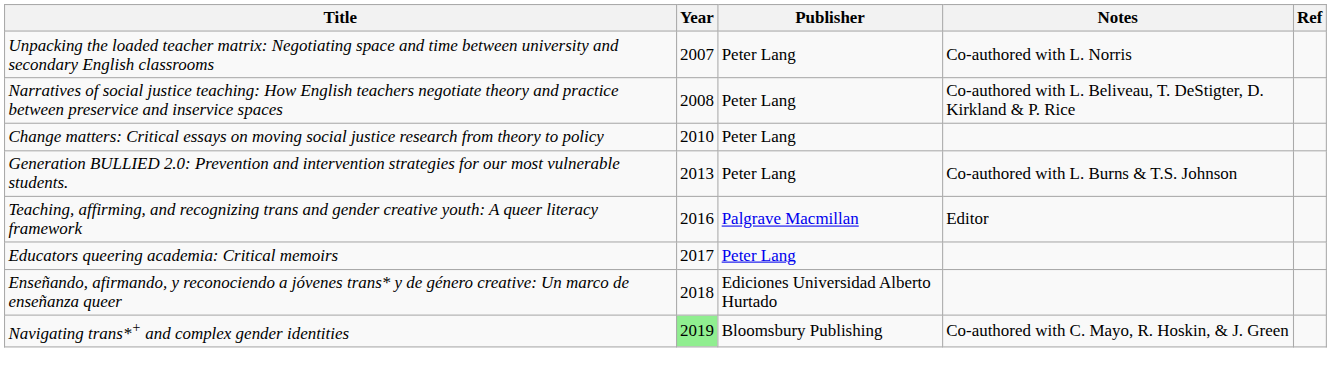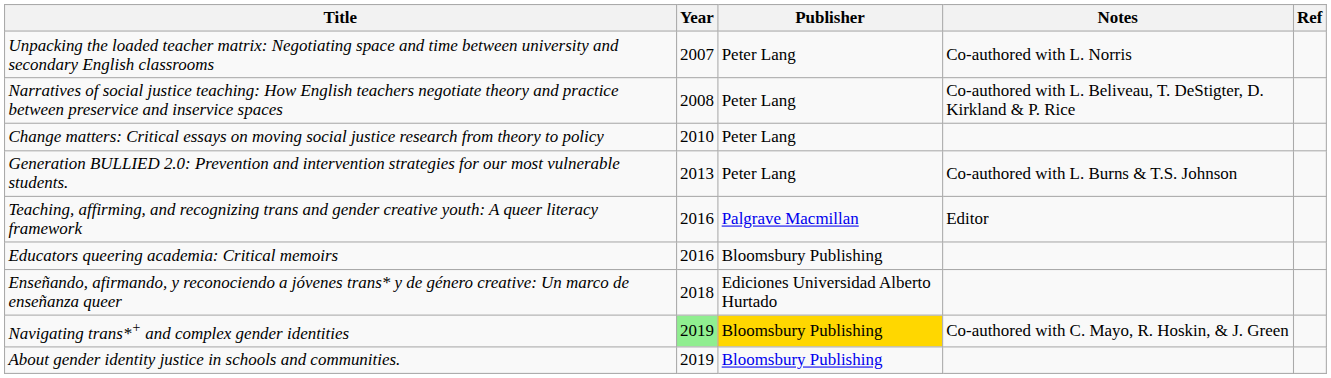(697, 255) 2017 -> (697, 255) 2016
(759, 255) Peter Lang -> (802, 255) Bloomsbury Publishing
(802, 330) no background -> (802, 330) gold background
+ row: (204, 360)
